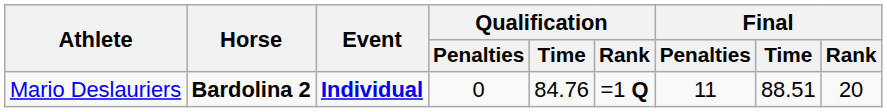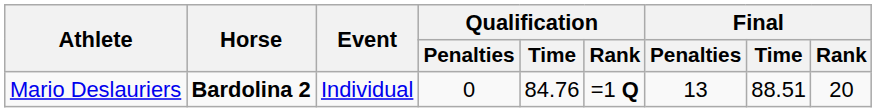(372, 90) bold -> (367, 90) normal
(705, 90) 11 -> (696, 90) 13
